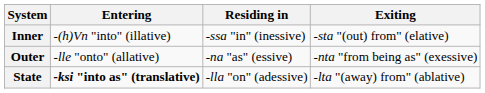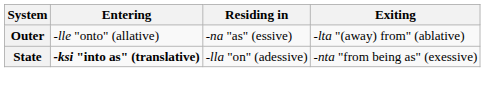- row: (27, 35)
(395, 56) -nta "from being as" (exessive) -> (389, 35) -lta "(away) from" (ablative)
(389, 77) -lta "(away) from" (ablative) -> (395, 56) -nta "from being as" (exessive)
